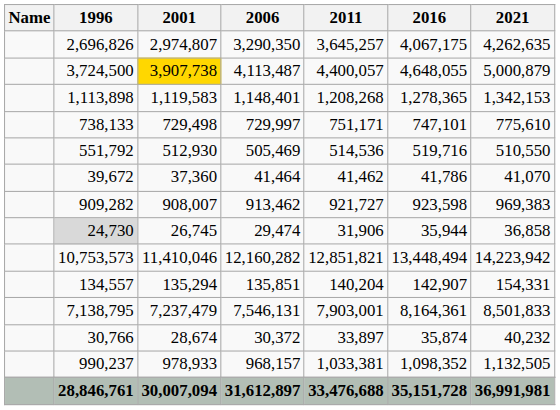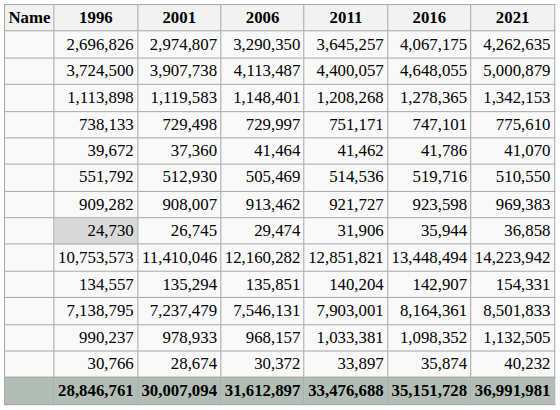(183, 71) gold background -> (183, 71) no background
rows swapped: (106, 151) <-> (111, 177)
rows swapped: (106, 364) <-> (111, 337)
